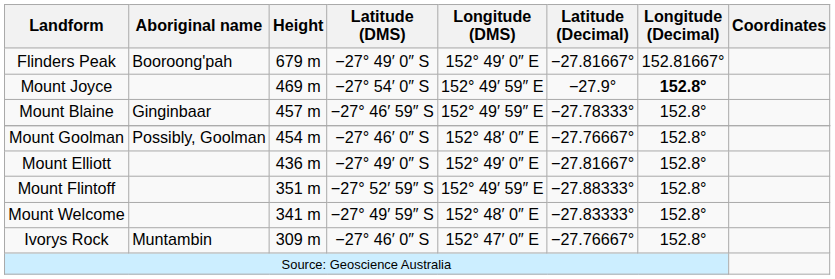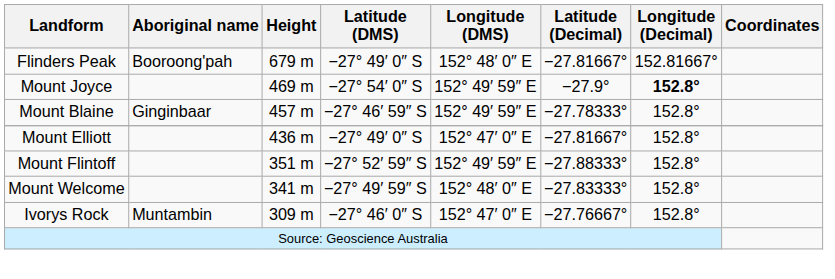(492, 61) 152° 49′ 0″ E -> (485, 61) 152° 48′ 0″ E
- row: (66, 138)
(492, 163) 152° 49′ 0″ E -> (485, 138) 152° 47′ 0″ E
